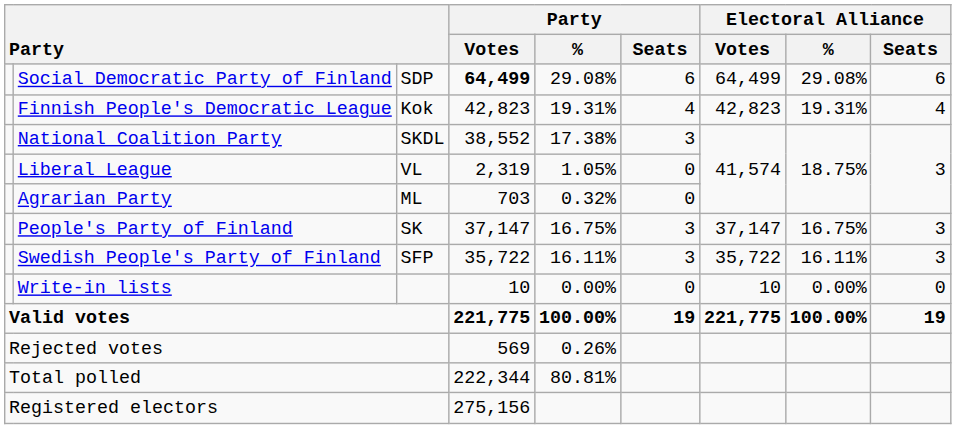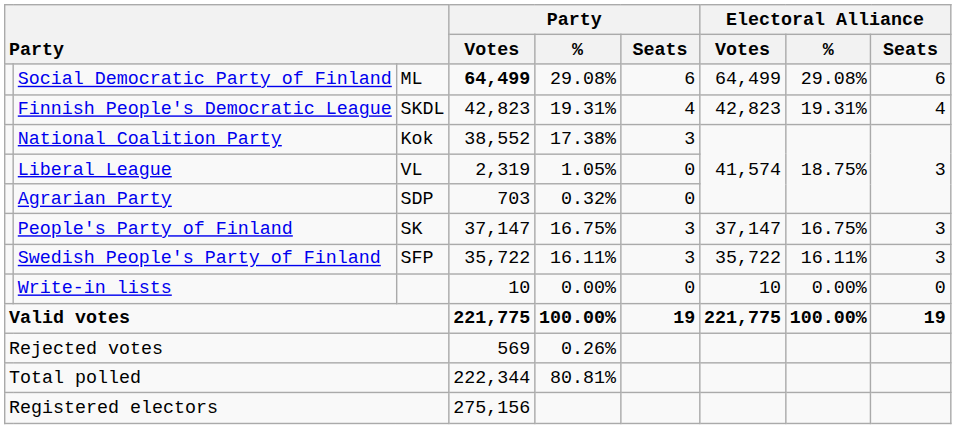(417, 79) SDP -> (412, 79) ML
(417, 109) Kok -> (423, 109) SKDL
(423, 139) SKDL -> (417, 139) Kok
(412, 199) ML -> (417, 199) SDP
